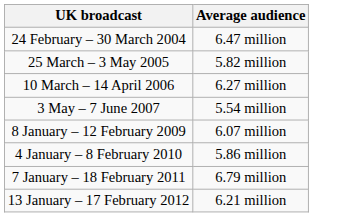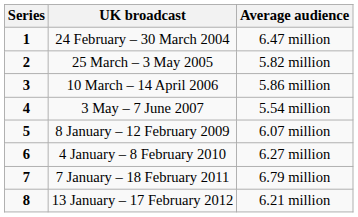+ column: (26, 16)
(251, 85) 6.27 million -> (295, 85) 5.86 million
(251, 154) 5.86 million -> (295, 154) 6.27 million
